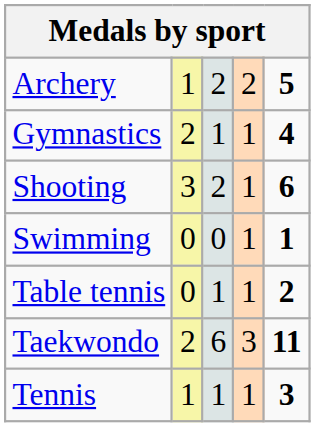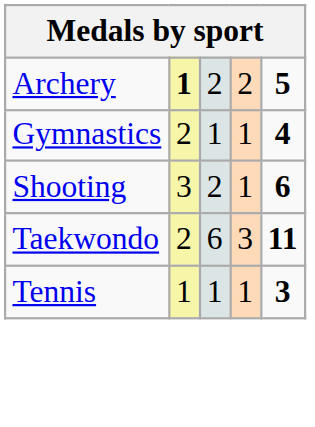(188, 82) normal -> (184, 82) bold
- row: (82, 238)
- row: (89, 290)
